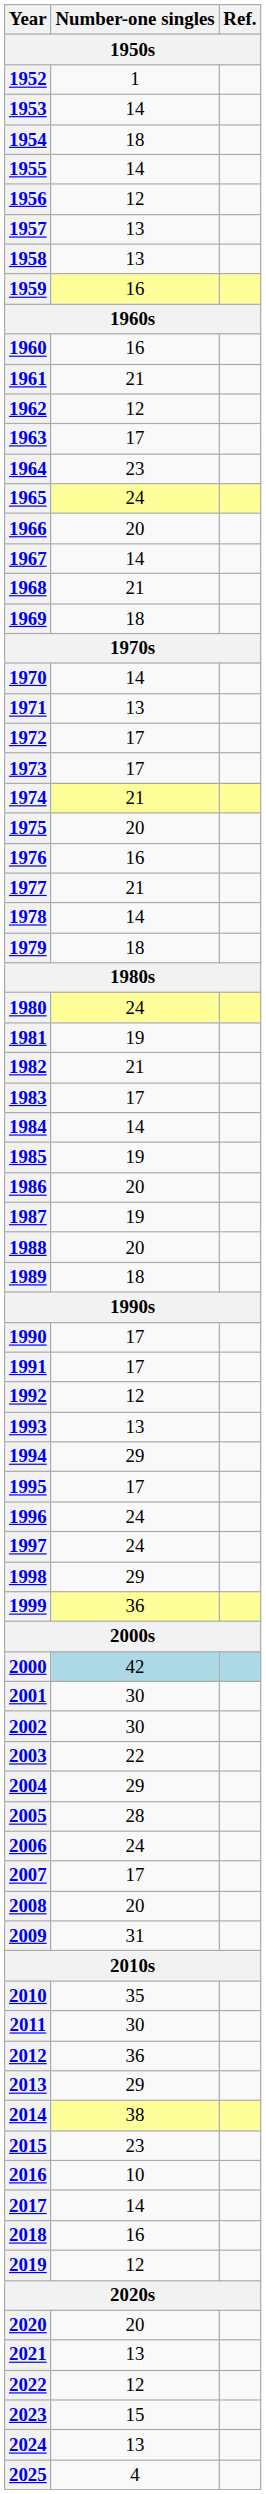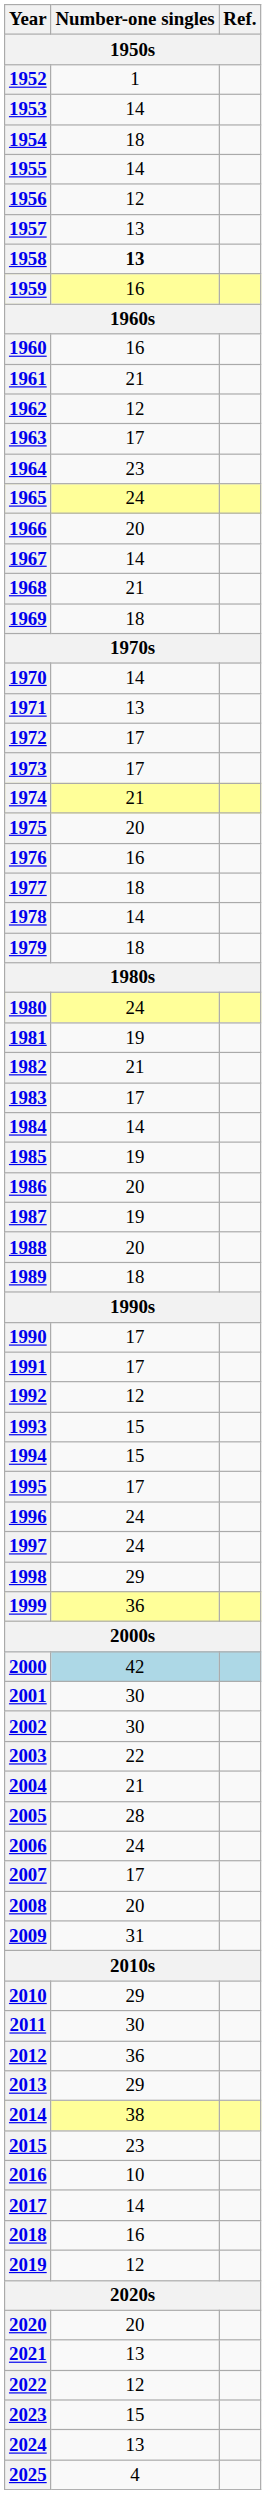(135, 259) normal -> (135, 259) bold
(135, 887) 21 -> (135, 887) 18
(135, 1426) 13 -> (135, 1426) 15
(135, 1456) 29 -> (135, 1456) 15
(135, 1786) 29 -> (135, 1786) 21
(135, 1995) 35 -> (135, 1995) 29
